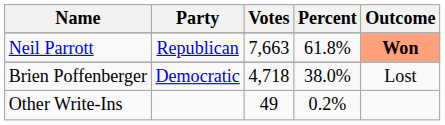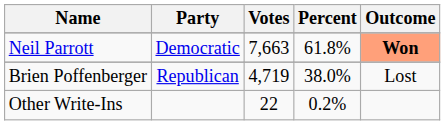(198, 47) Republican -> (198, 47) Democratic
(198, 76) Democratic -> (198, 76) Republican
(269, 76) 4,718 -> (269, 76) 4,719
(269, 104) 49 -> (269, 104) 22
